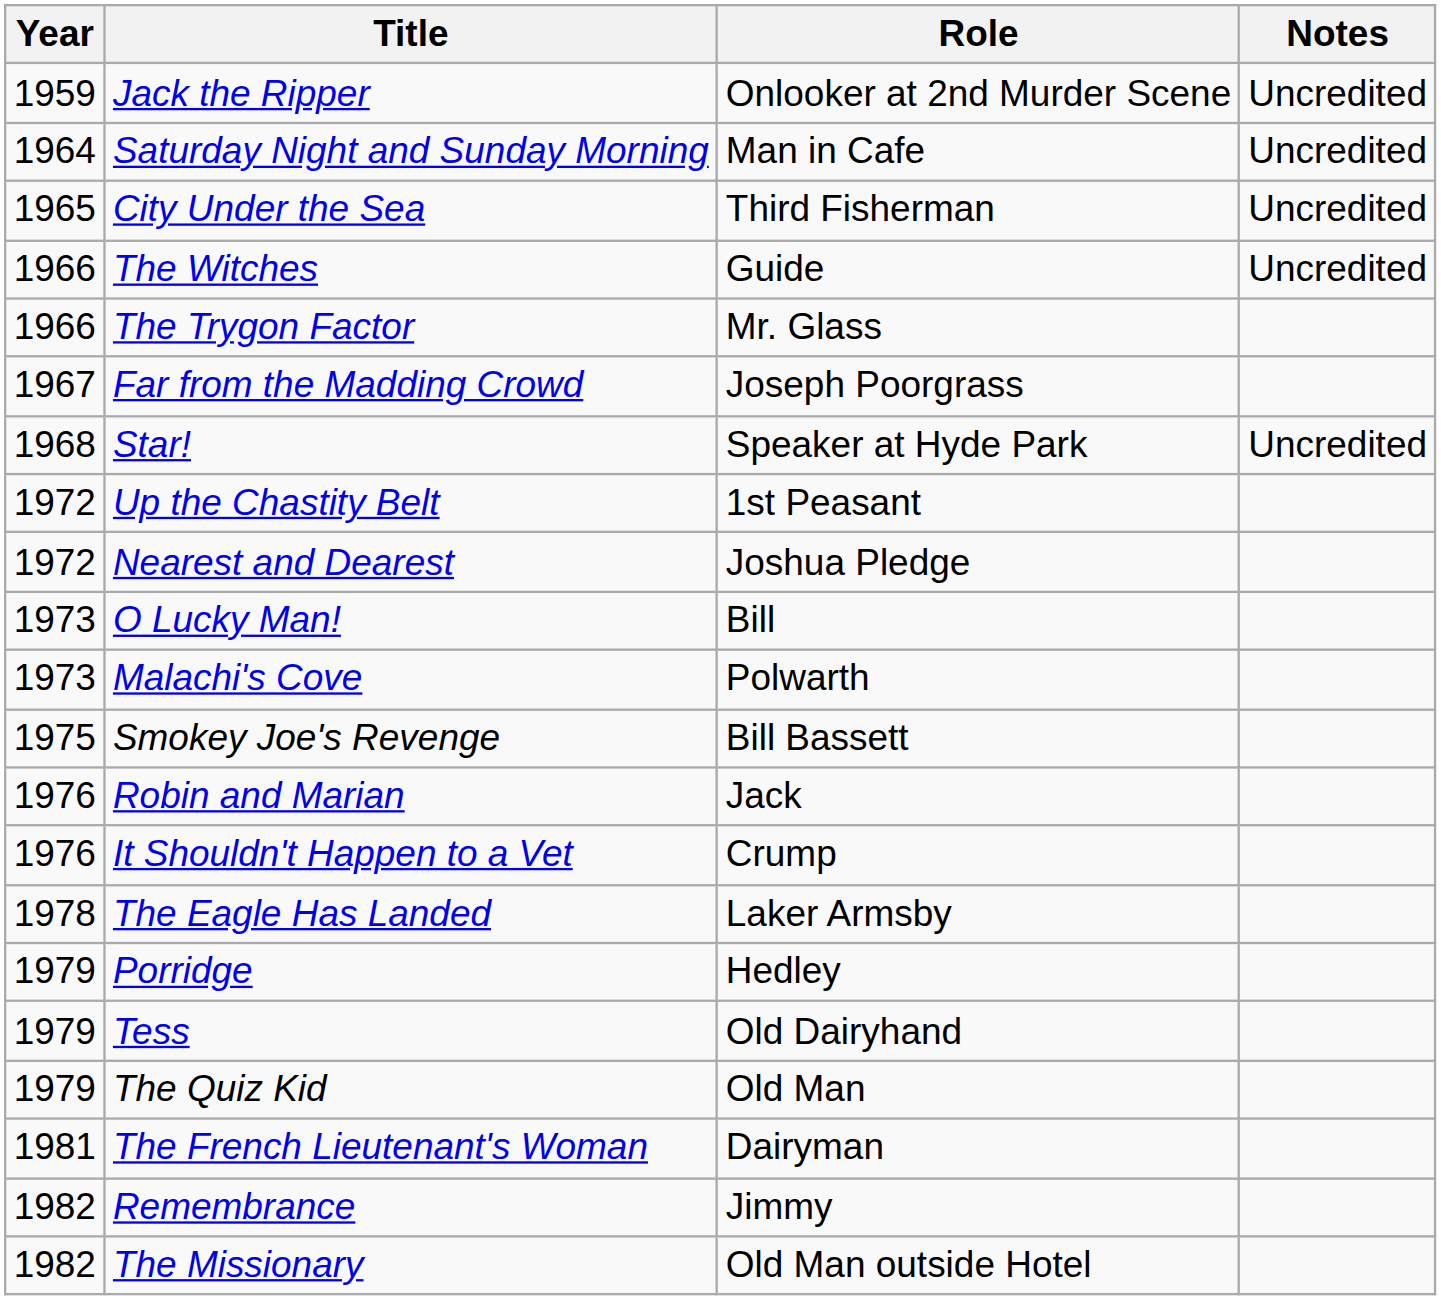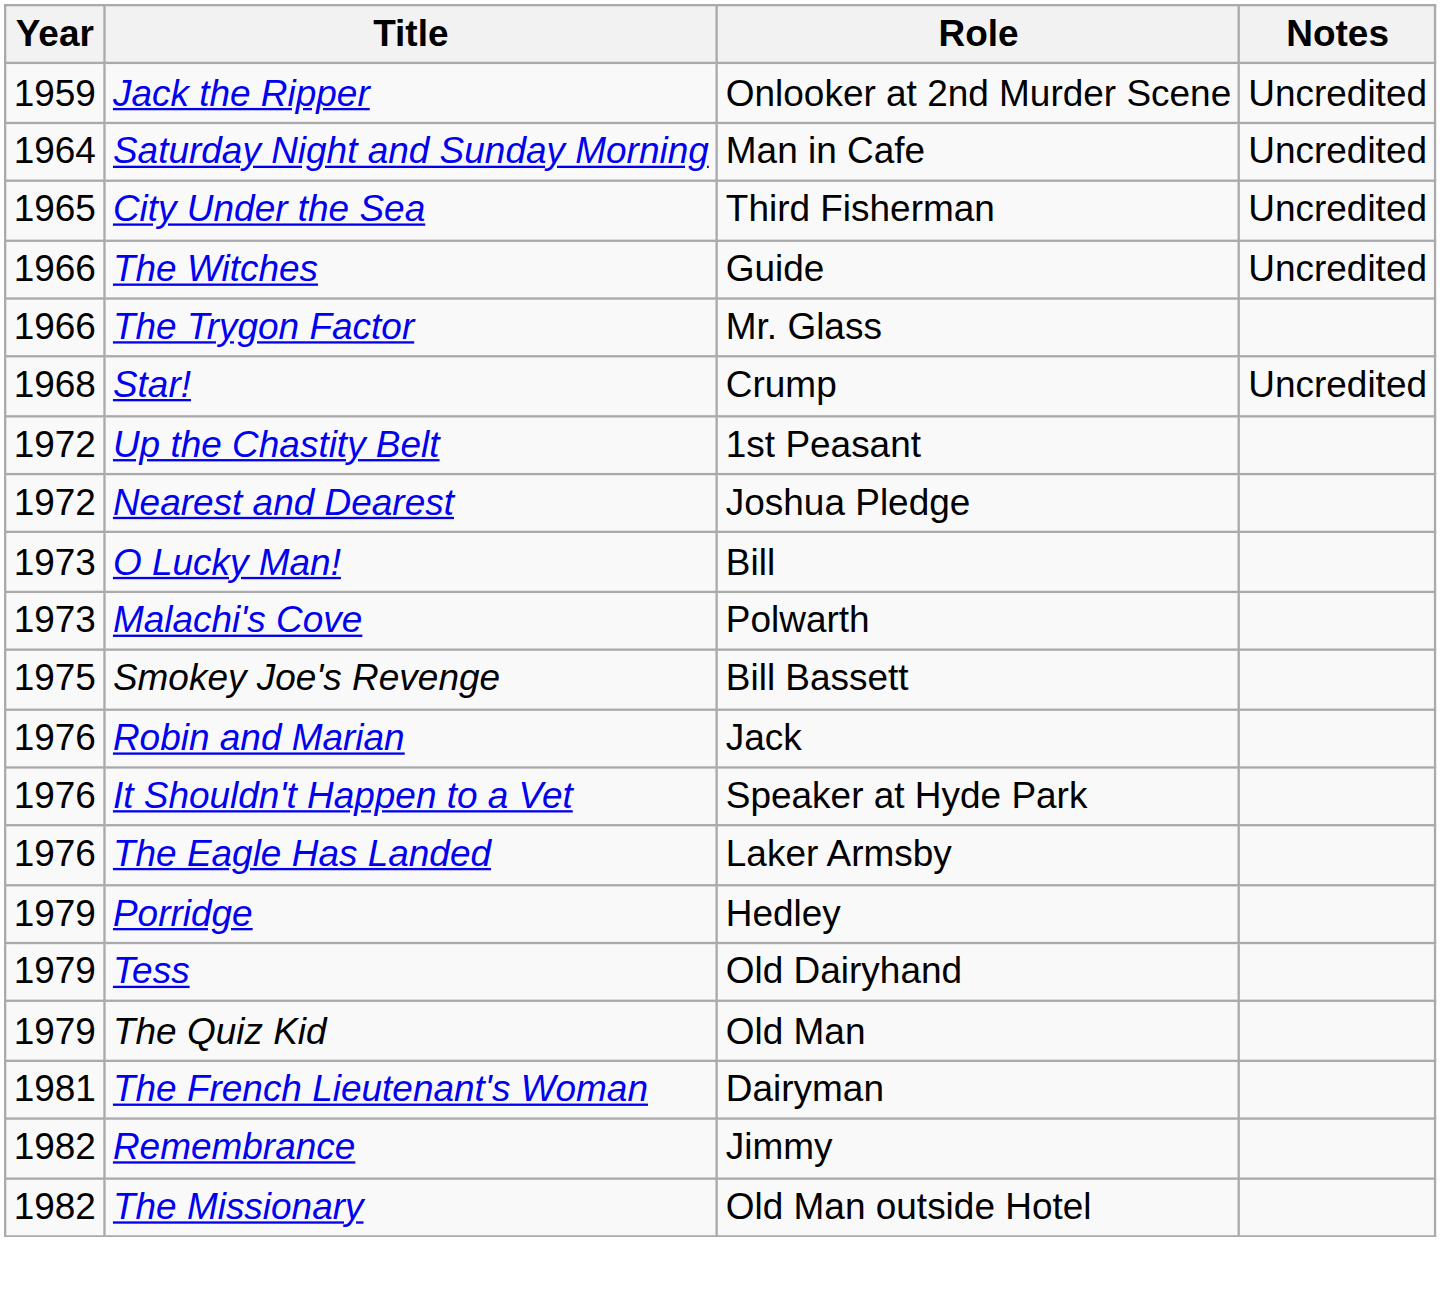- row: (348, 385)
(907, 444) Speaker at Hyde Park -> (781, 385) Crump
(781, 854) Crump -> (907, 795) Speaker at Hyde Park
(55, 913) 1978 -> (55, 854) 1976
